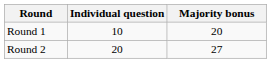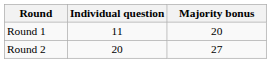(117, 31) 10 -> (117, 31) 11
